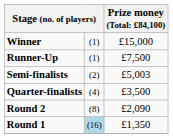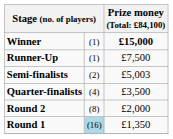(136, 41) normal -> (136, 41) bold
(136, 108) £2,090 -> (136, 108) £2,000
